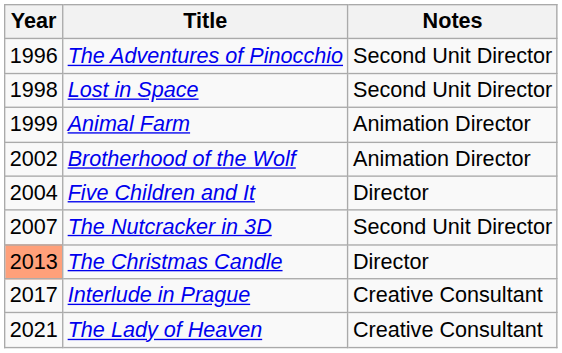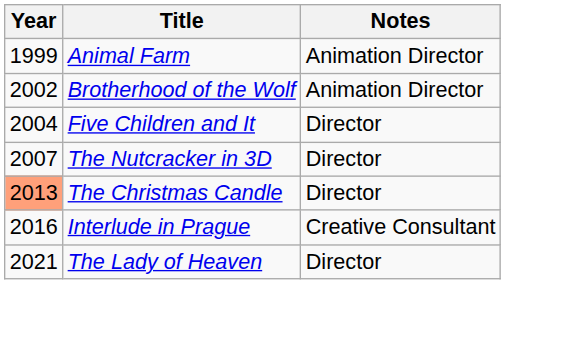- row: (205, 55)
- row: (133, 90)
(453, 227) Second Unit Director -> (344, 158) Director
(34, 295) 2017 -> (34, 227) 2016
(448, 329) Creative Consultant -> (344, 261) Director
